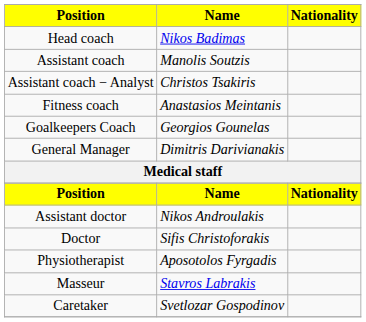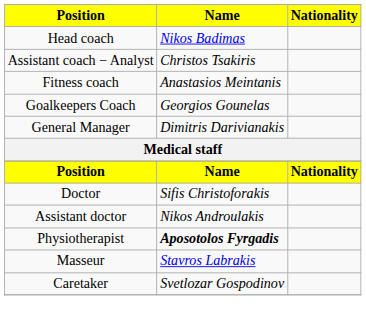- row: (81, 60)
rows swapped: (81, 238) <-> (81, 216)
(218, 261) normal -> (219, 238) bold
